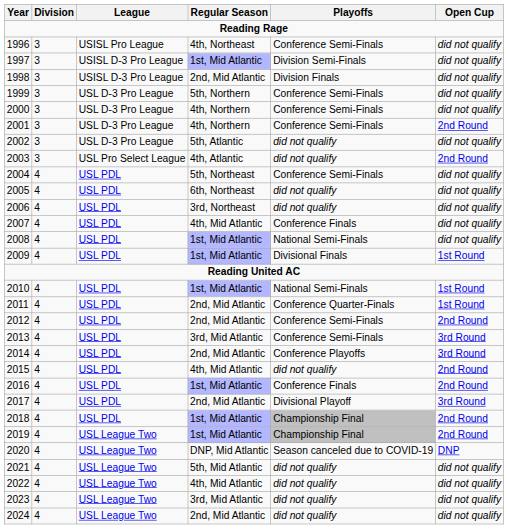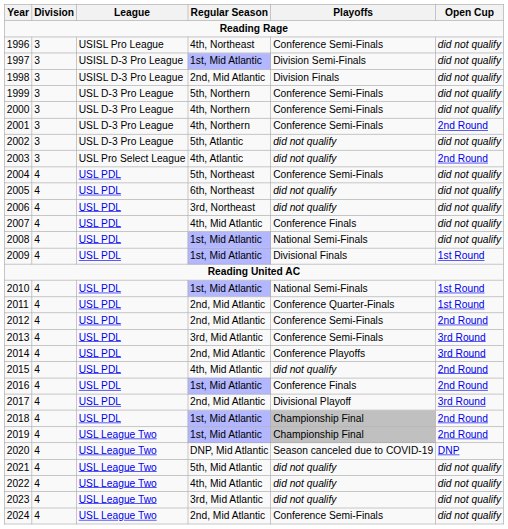(305, 516) did not qualify -> (328, 516) Conference Semi-Finals
